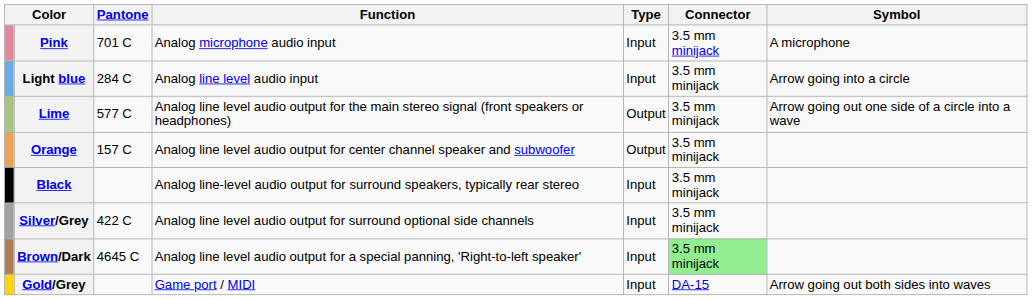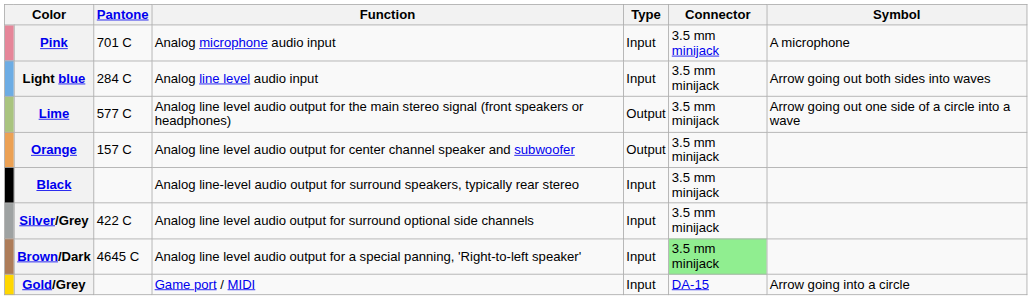(840, 78) Arrow going into a circle -> (880, 78) Arrow going out both sides into waves
(880, 284) Arrow going out both sides into waves -> (840, 284) Arrow going into a circle
